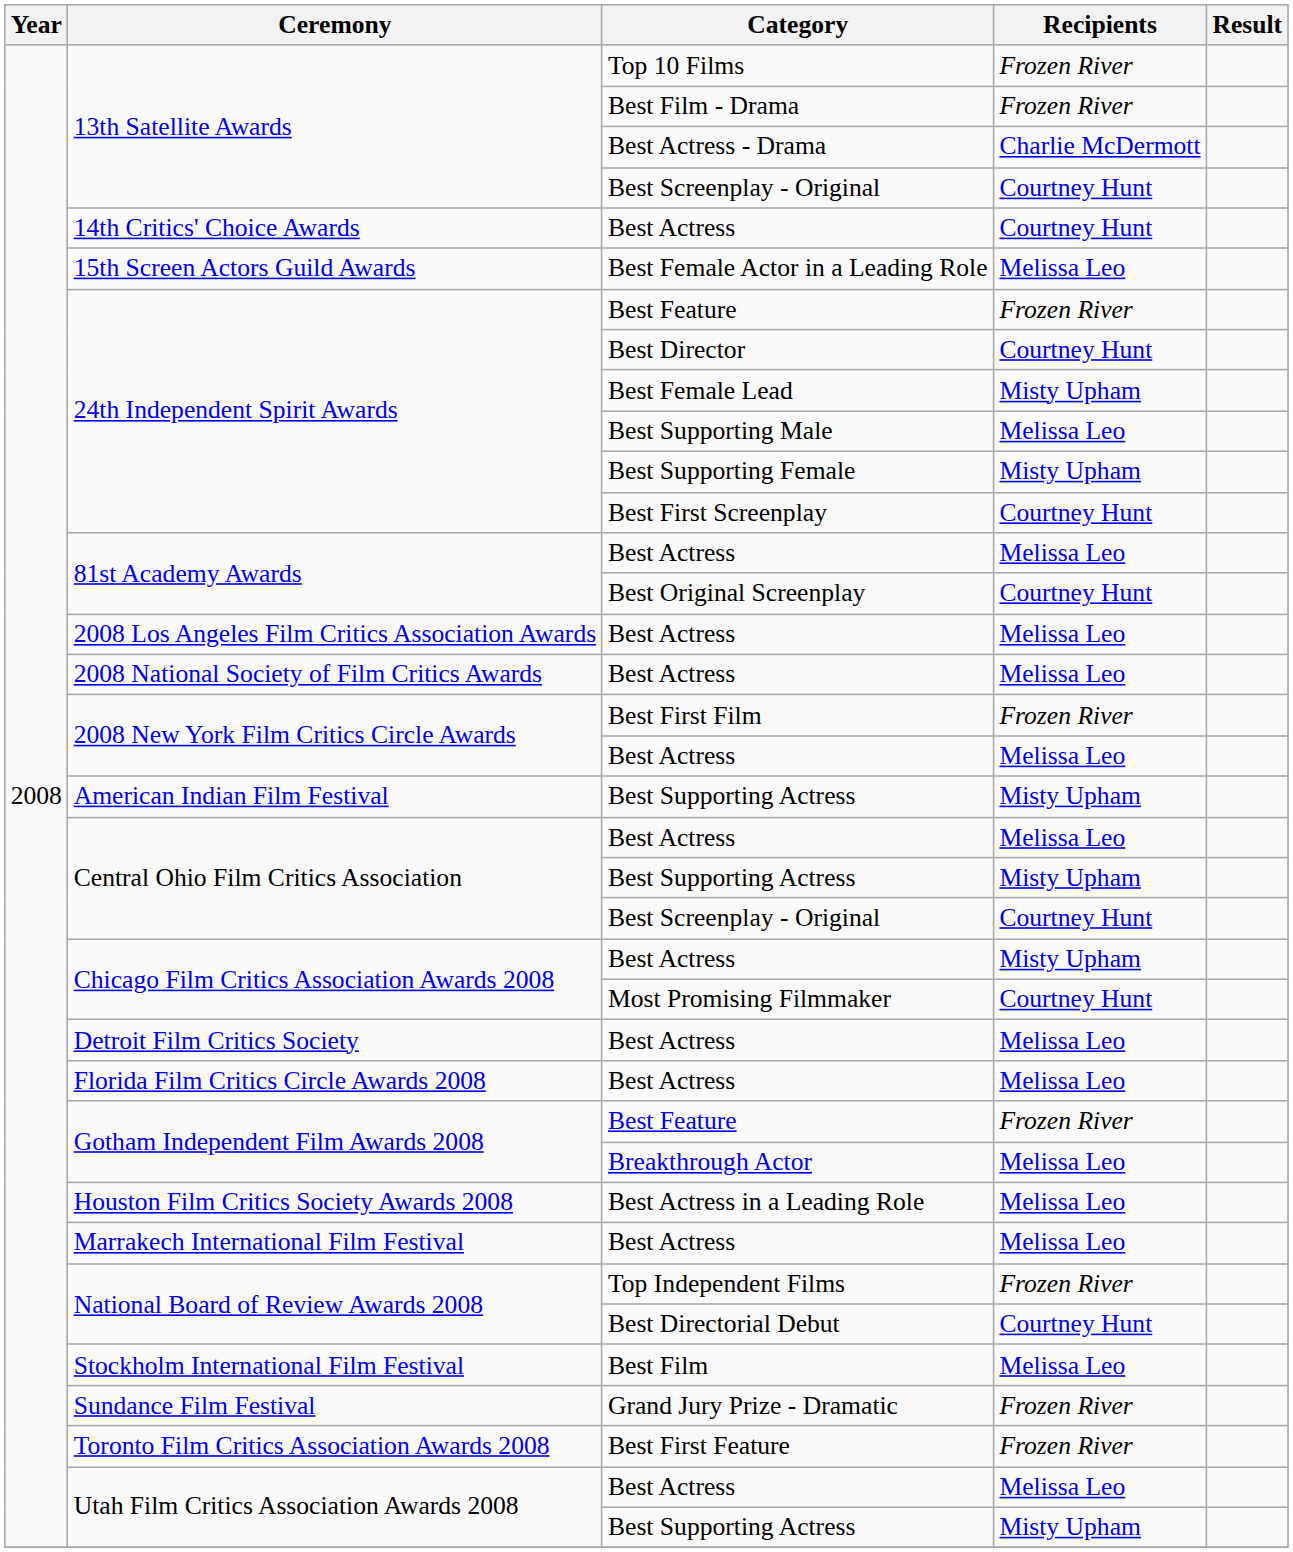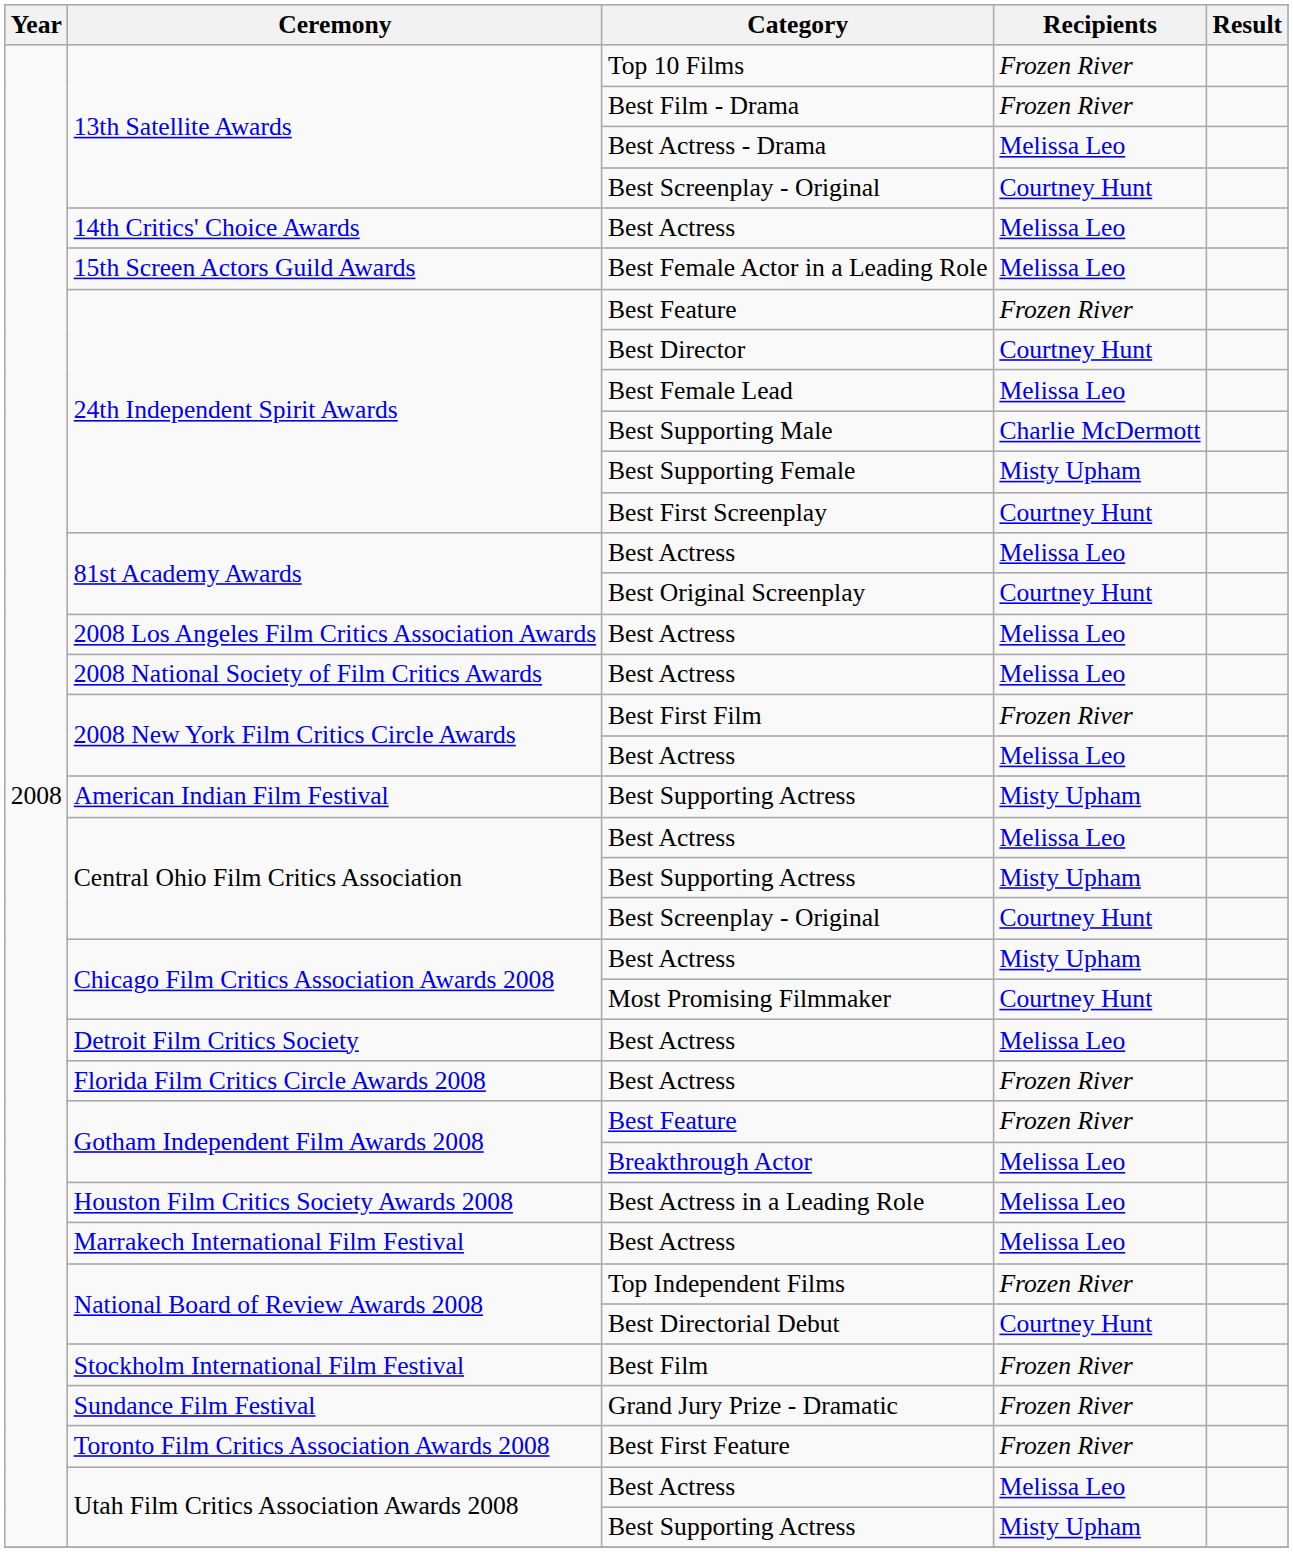(1100, 146) Charlie McDermott -> (1062, 146) Melissa Leo
(1076, 227) Courtney Hunt -> (1062, 227) Melissa Leo
(1070, 390) Misty Upham -> (1062, 390) Melissa Leo
(1062, 430) Melissa Leo -> (1100, 430) Charlie McDermott
(1062, 1080) Melissa Leo -> (1066, 1080) Frozen River
(1062, 1364) Melissa Leo -> (1066, 1364) Frozen River
